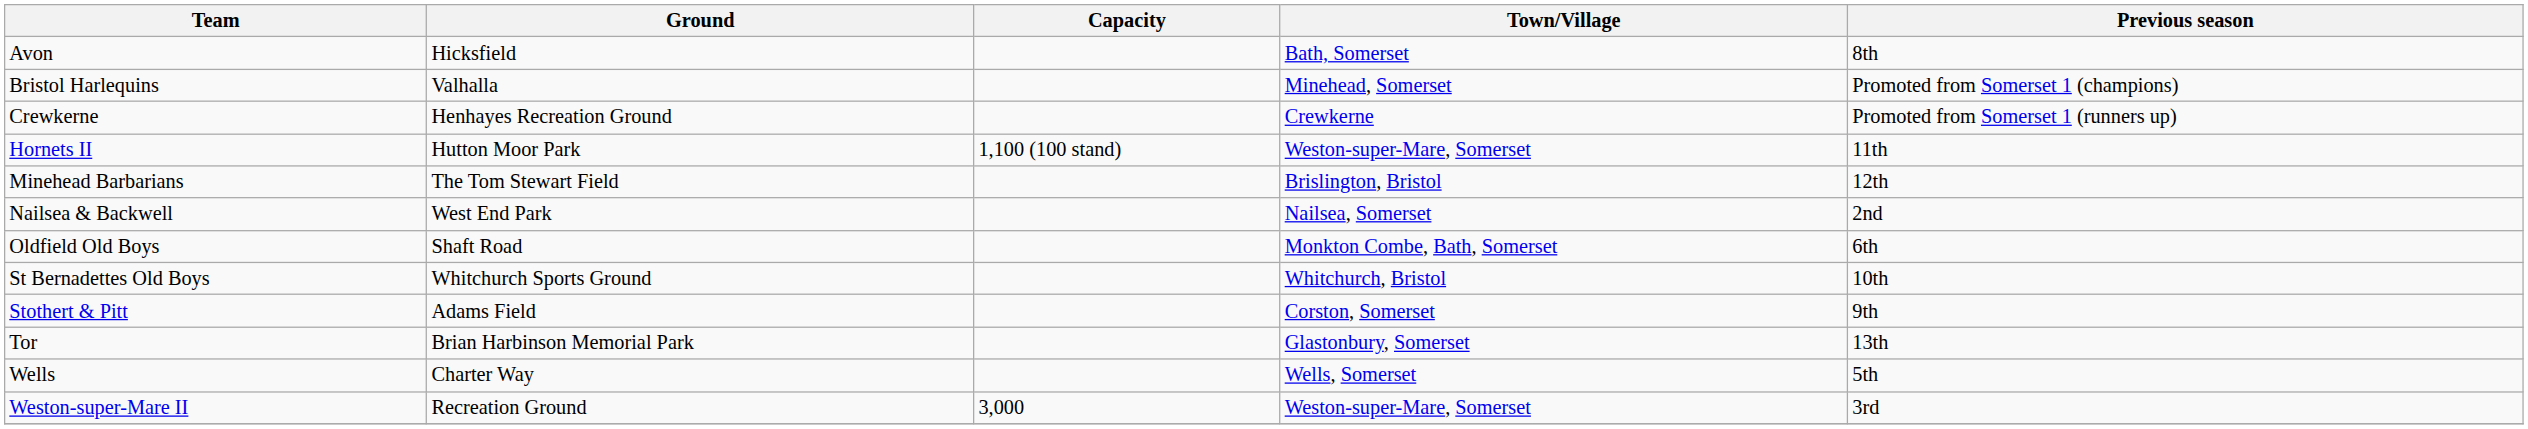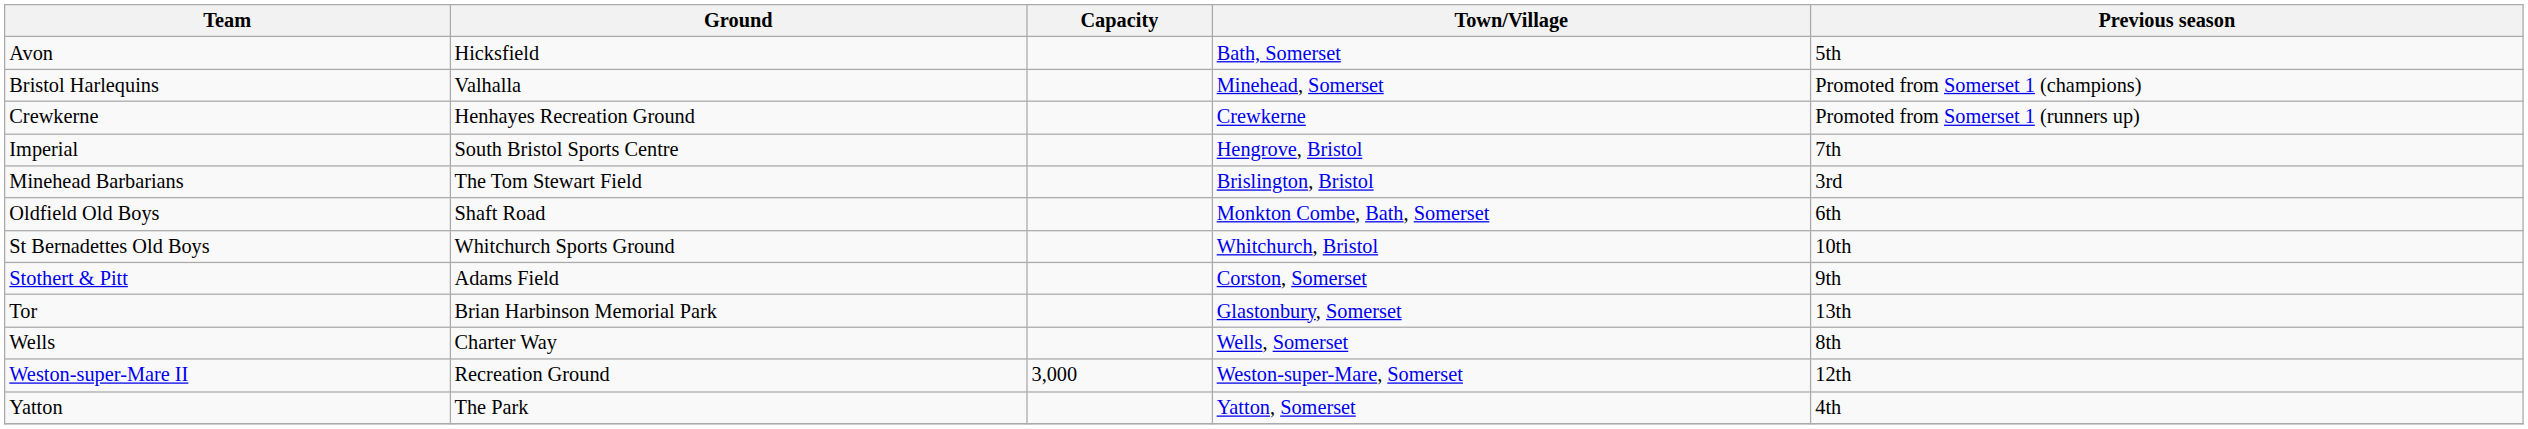(1865, 52) 8th -> (1828, 52) 5th
- row: (51, 149)
+ row: (44, 149)
(1870, 181) 12th -> (1829, 181) 3rd
- row: (91, 213)
(1865, 375) 5th -> (1828, 342) 8th
(1866, 407) 3rd -> (1833, 375) 12th
+ row: (36, 407)
